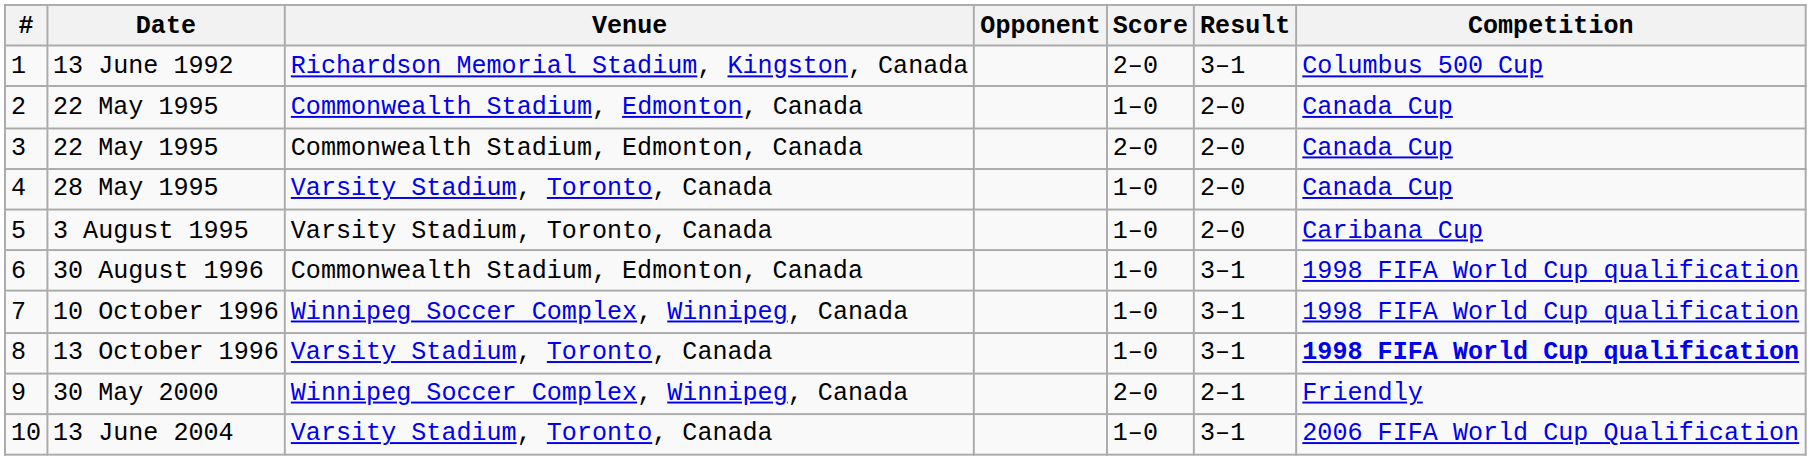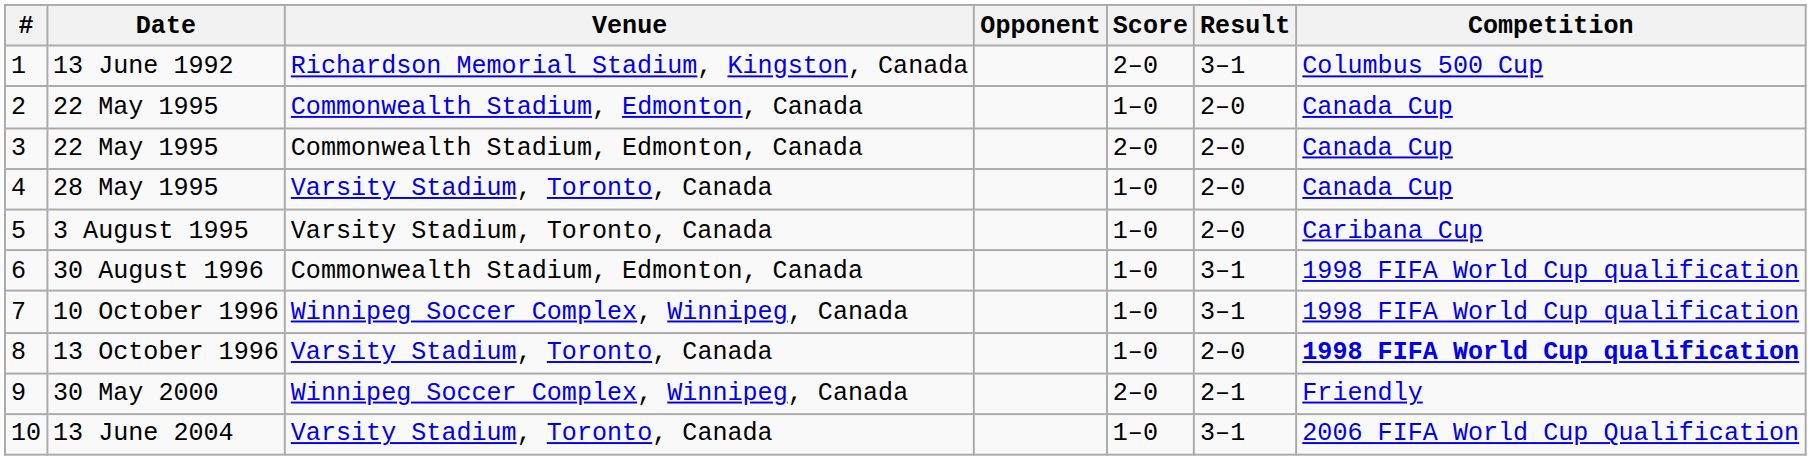(1223, 353) 3–1 -> (1223, 353) 2–0
